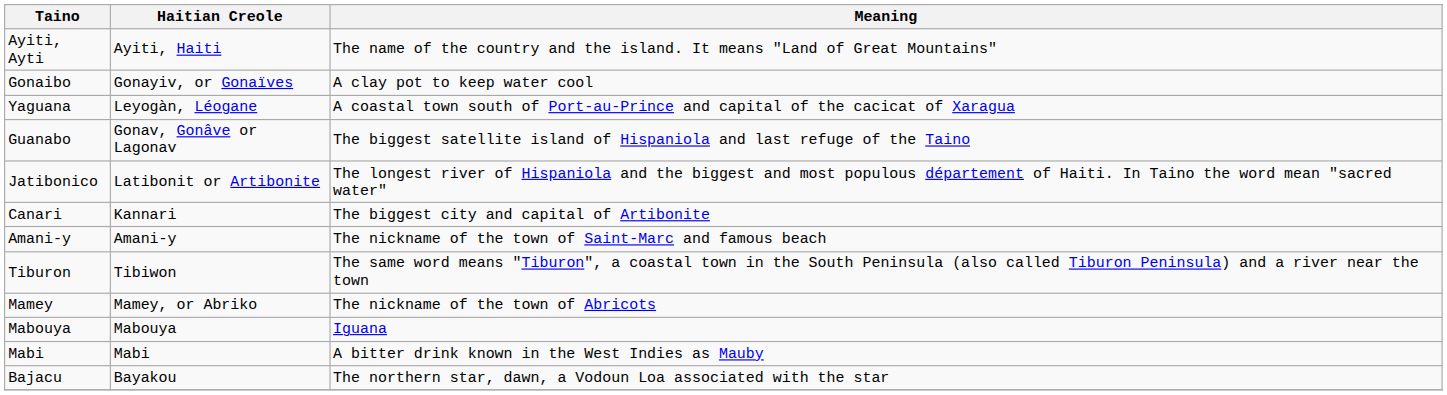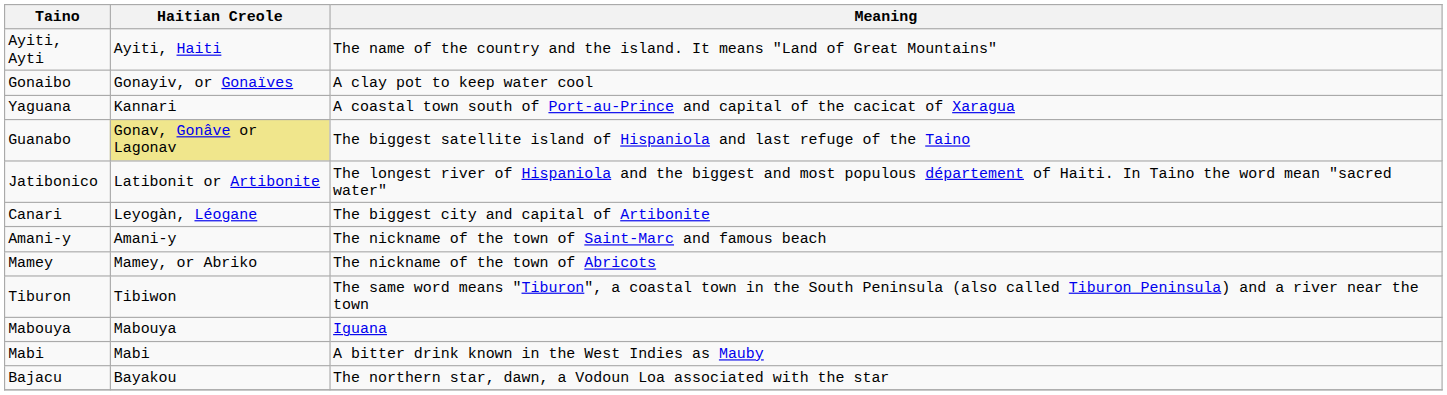(185, 107) Leyogàn, Léogane -> (145, 107) Kannari
(185, 140) no background -> (185, 140) khaki background
(145, 215) Kannari -> (185, 215) Leyogàn, Léogane
rows swapped: (31, 305) <-> (40, 272)
